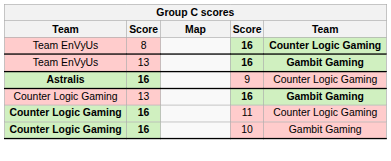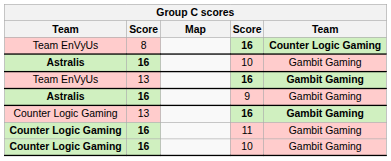+ row: (66, 62)
(325, 80) Counter Logic Gaming -> (325, 97) Gambit Gaming
(325, 113) Counter Logic Gaming -> (325, 130) Gambit Gaming
